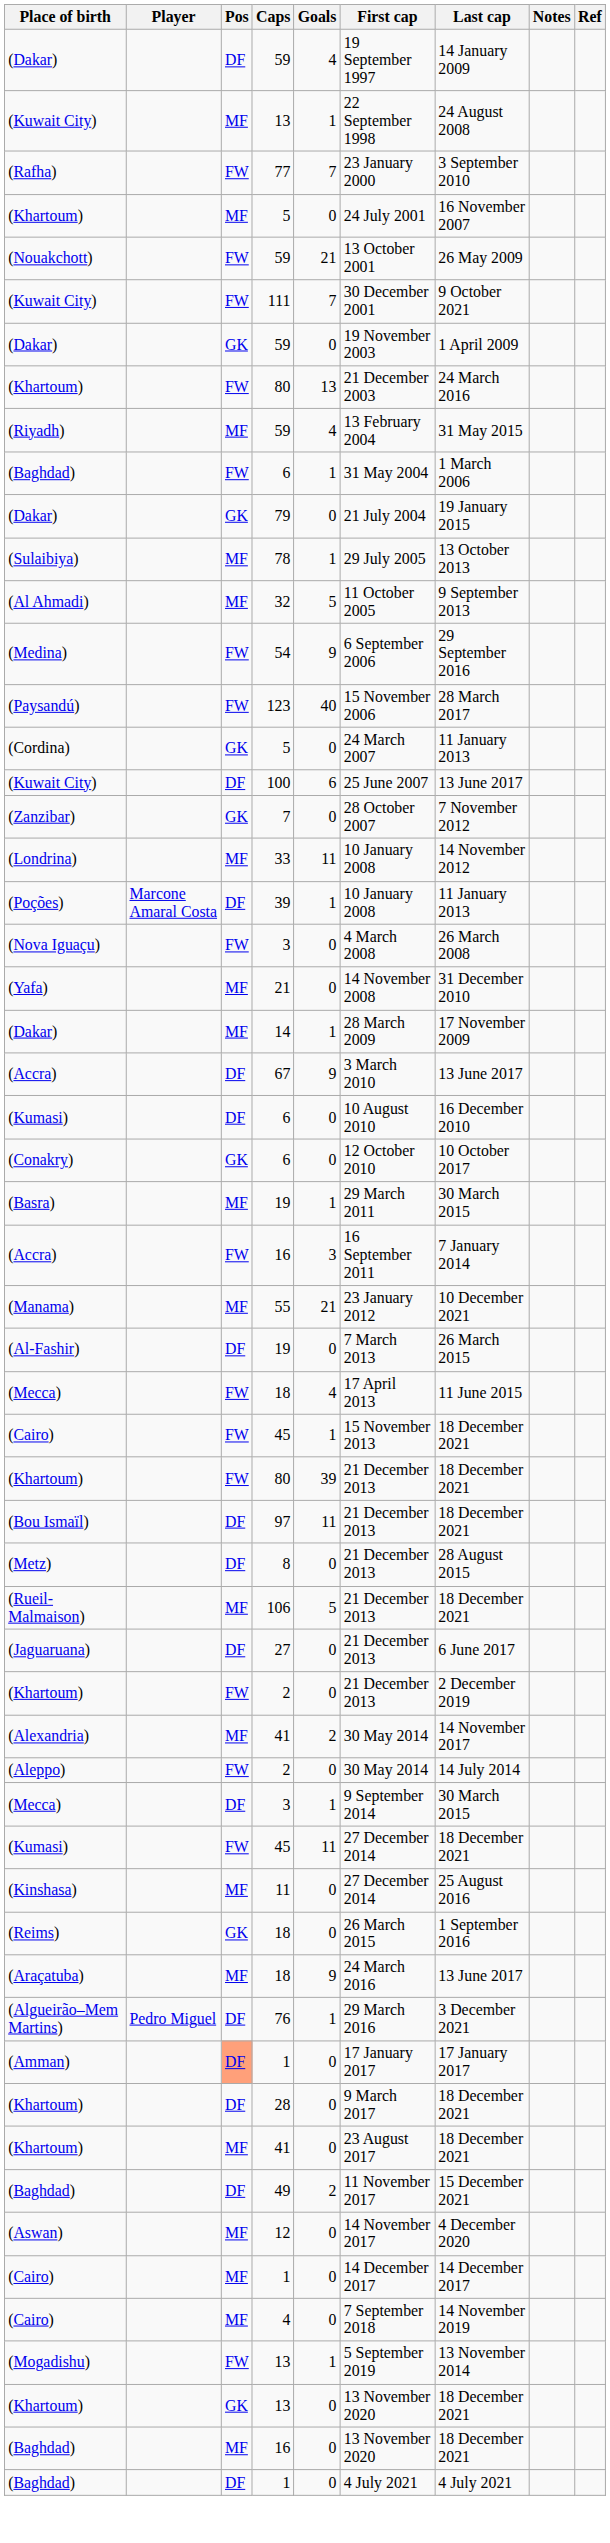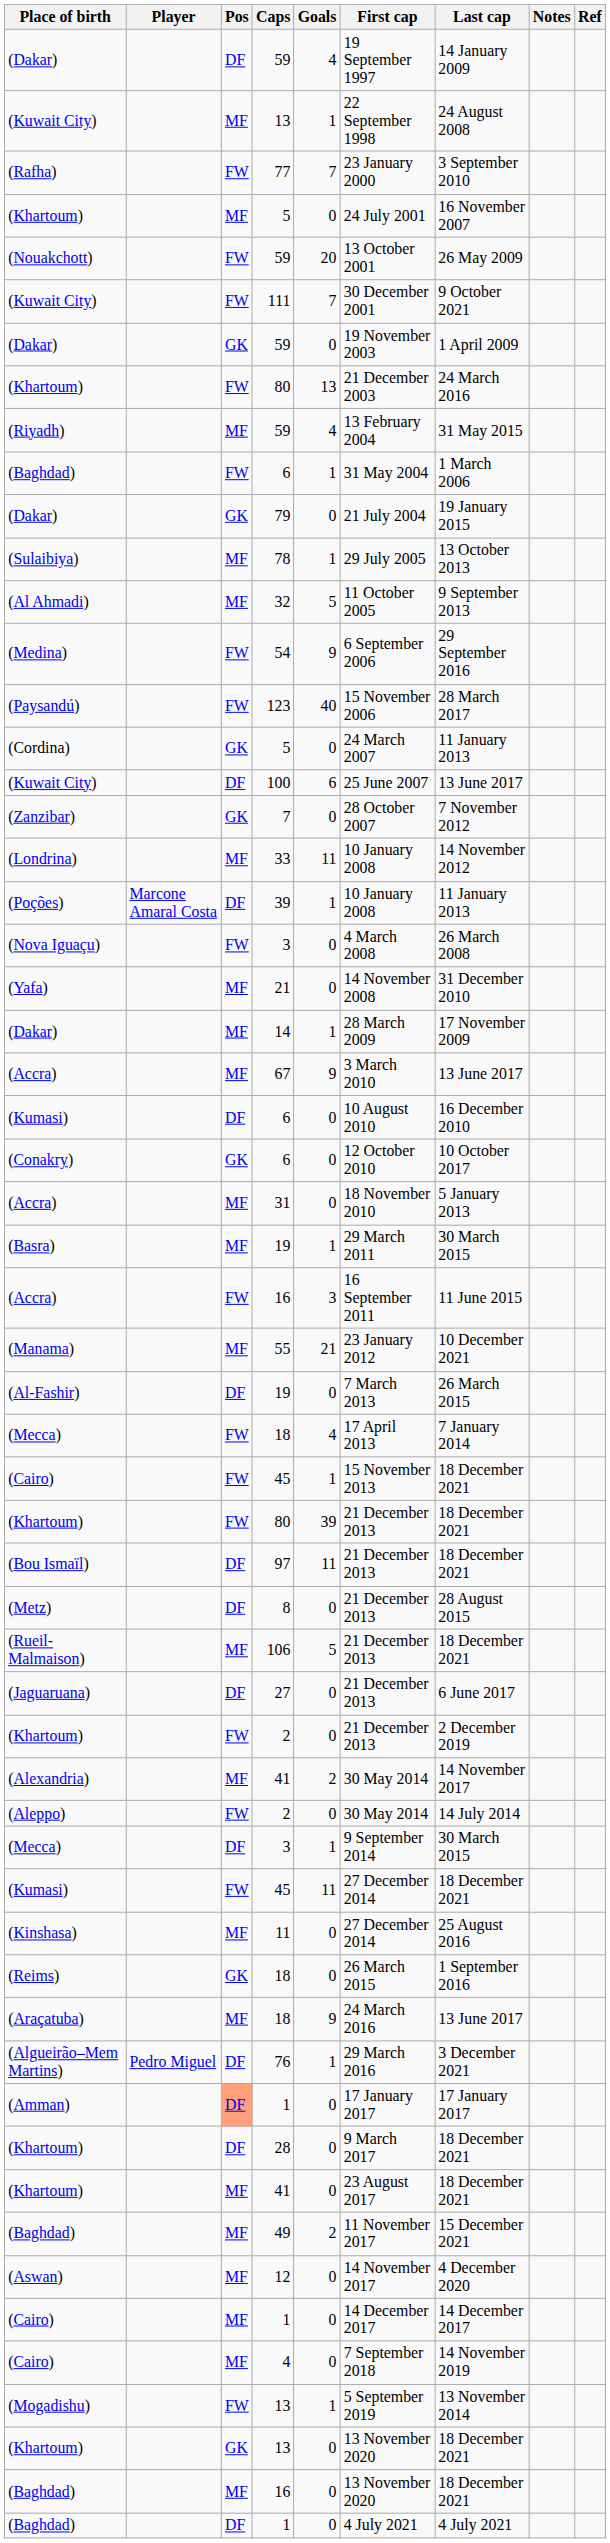(329, 258) 21 -> (329, 258) 20
(235, 1074) DF -> (236, 1074) MF
+ row: (32, 1203)
(469, 1255) 7 January 2014 -> (480, 1297) 11 June 2015
(480, 1392) 11 June 2015 -> (469, 1435) 7 January 2014
(235, 2190) DF -> (236, 2233) MF
